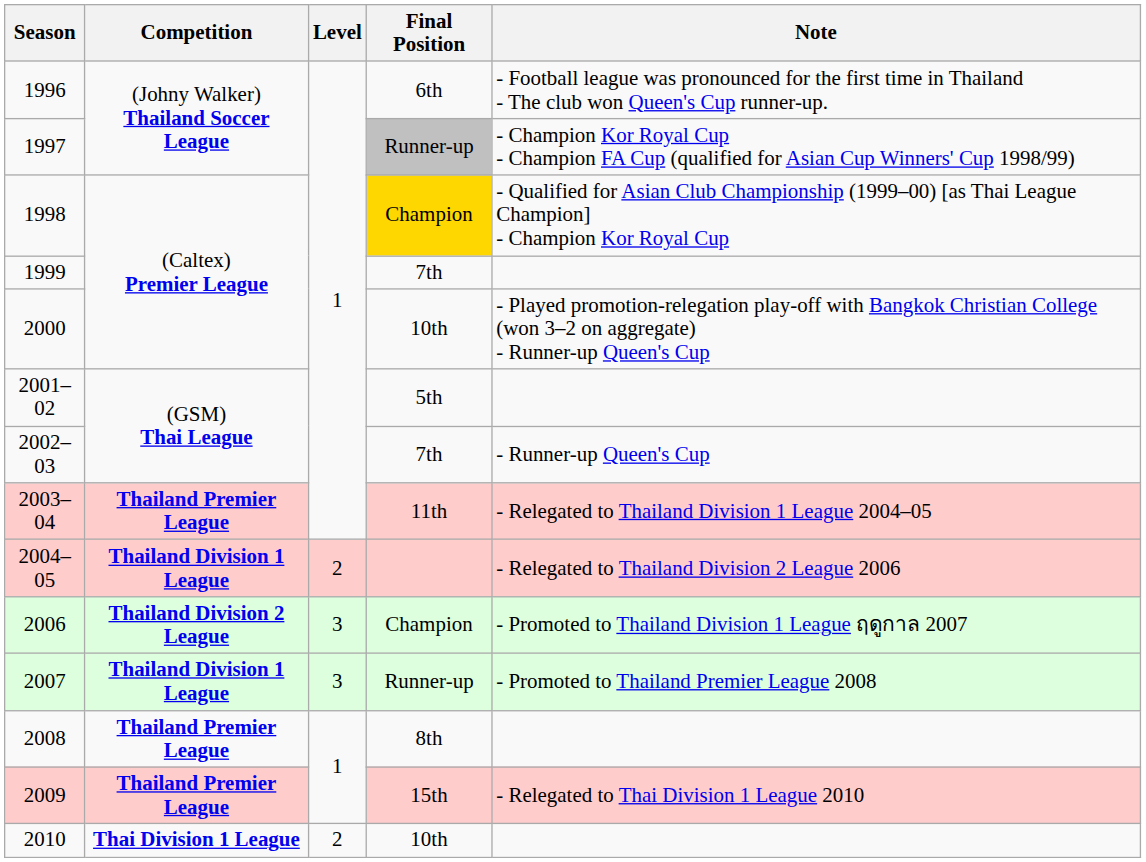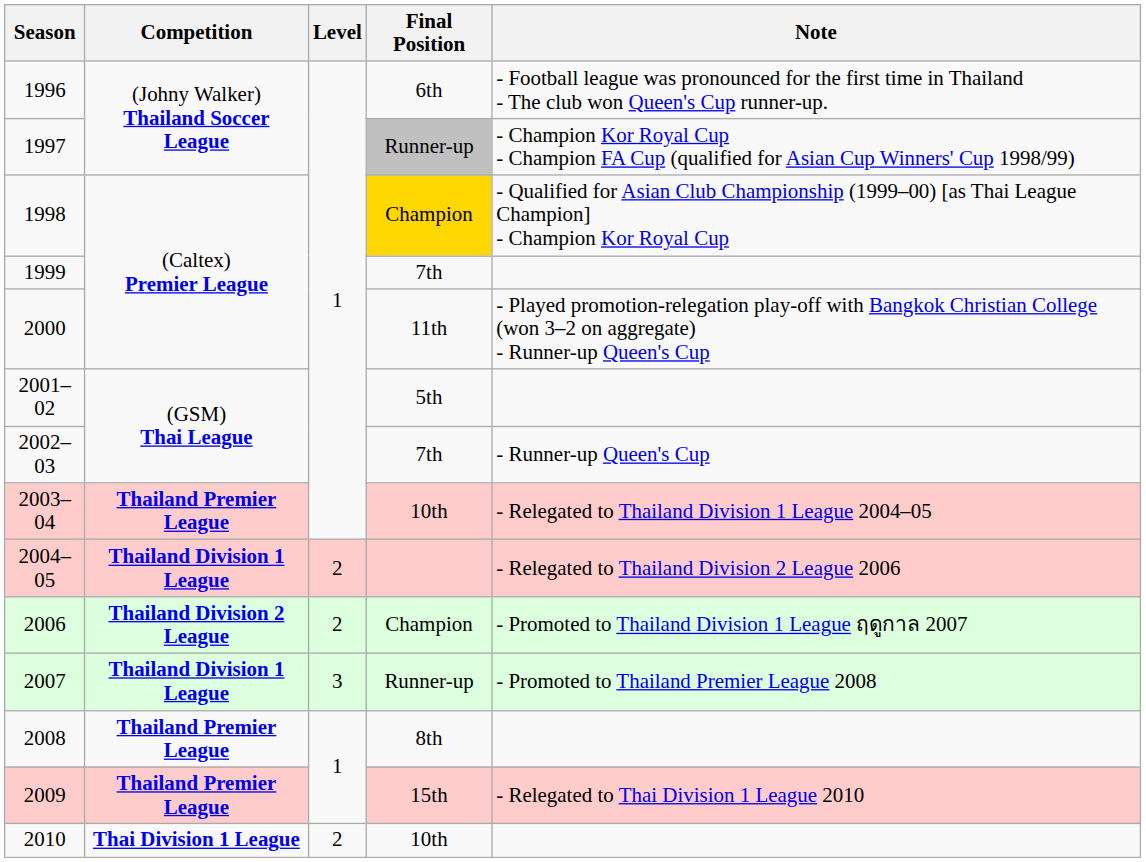(429, 328) 10th -> (429, 328) 11th
(429, 511) 11th -> (429, 511) 10th
(337, 624) 3 -> (337, 624) 2
